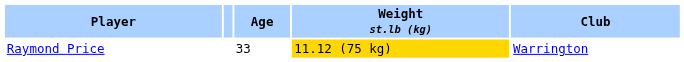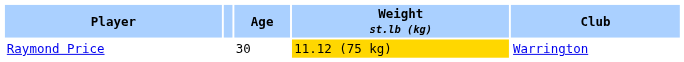(243, 49) 33 -> (243, 49) 30
